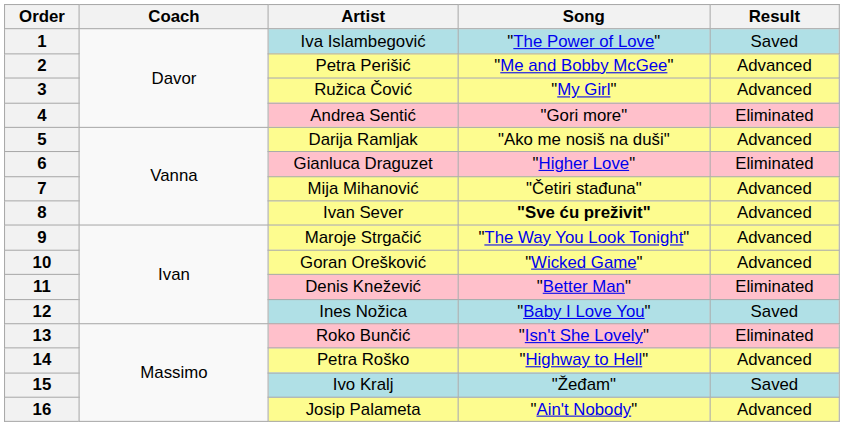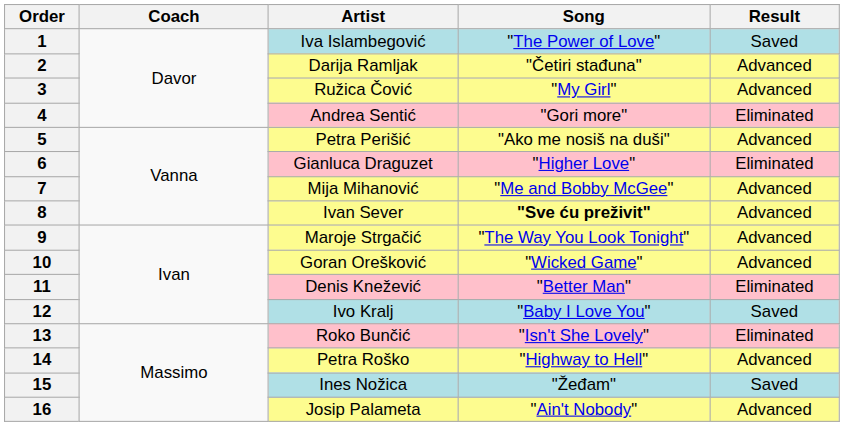(363, 65) Petra Perišić -> (363, 65) Darija Ramljak
(584, 65) "Me and Bobby McGee" -> (584, 65) "Četiri stađuna"
(363, 139) Darija Ramljak -> (363, 139) Petra Perišić
(584, 188) "Četiri stađuna" -> (584, 188) "Me and Bobby McGee"
(363, 311) Ines Nožica -> (363, 311) Ivo Kralj
(363, 384) Ivo Kralj -> (363, 384) Ines Nožica
